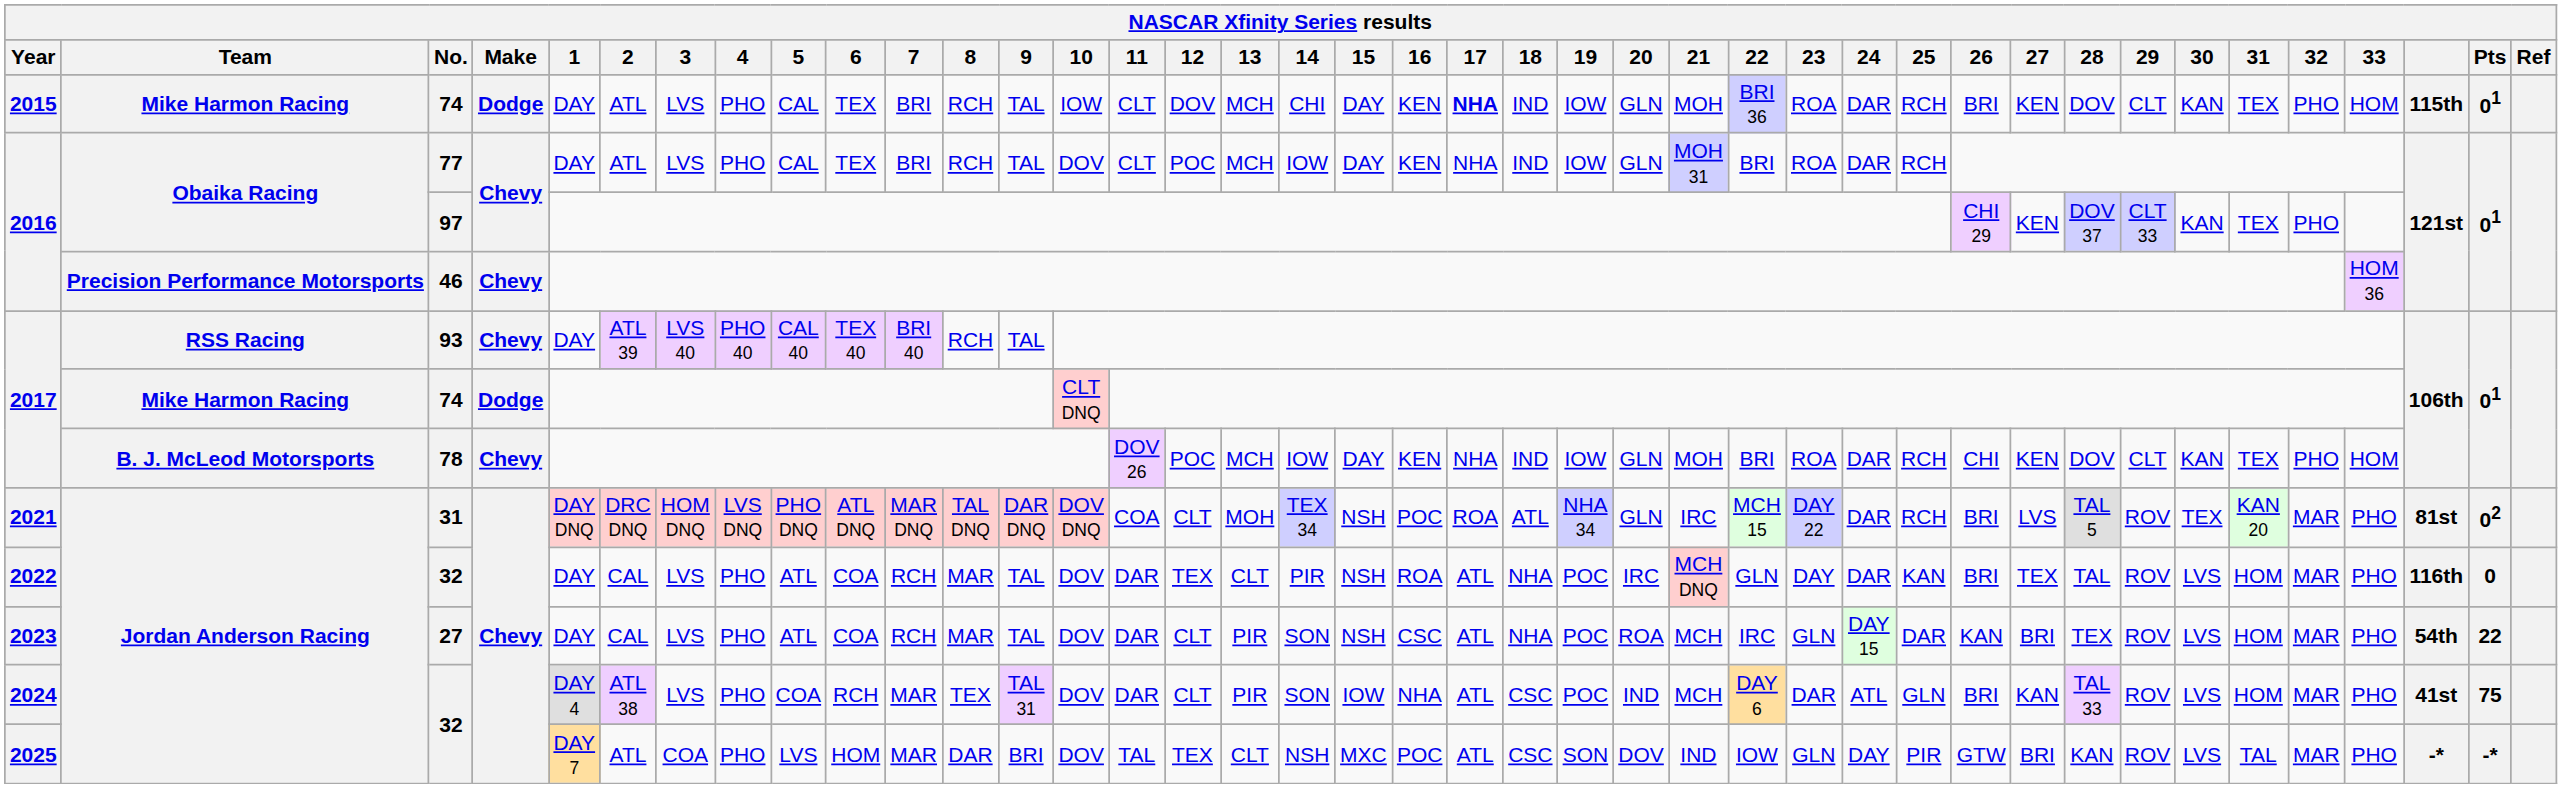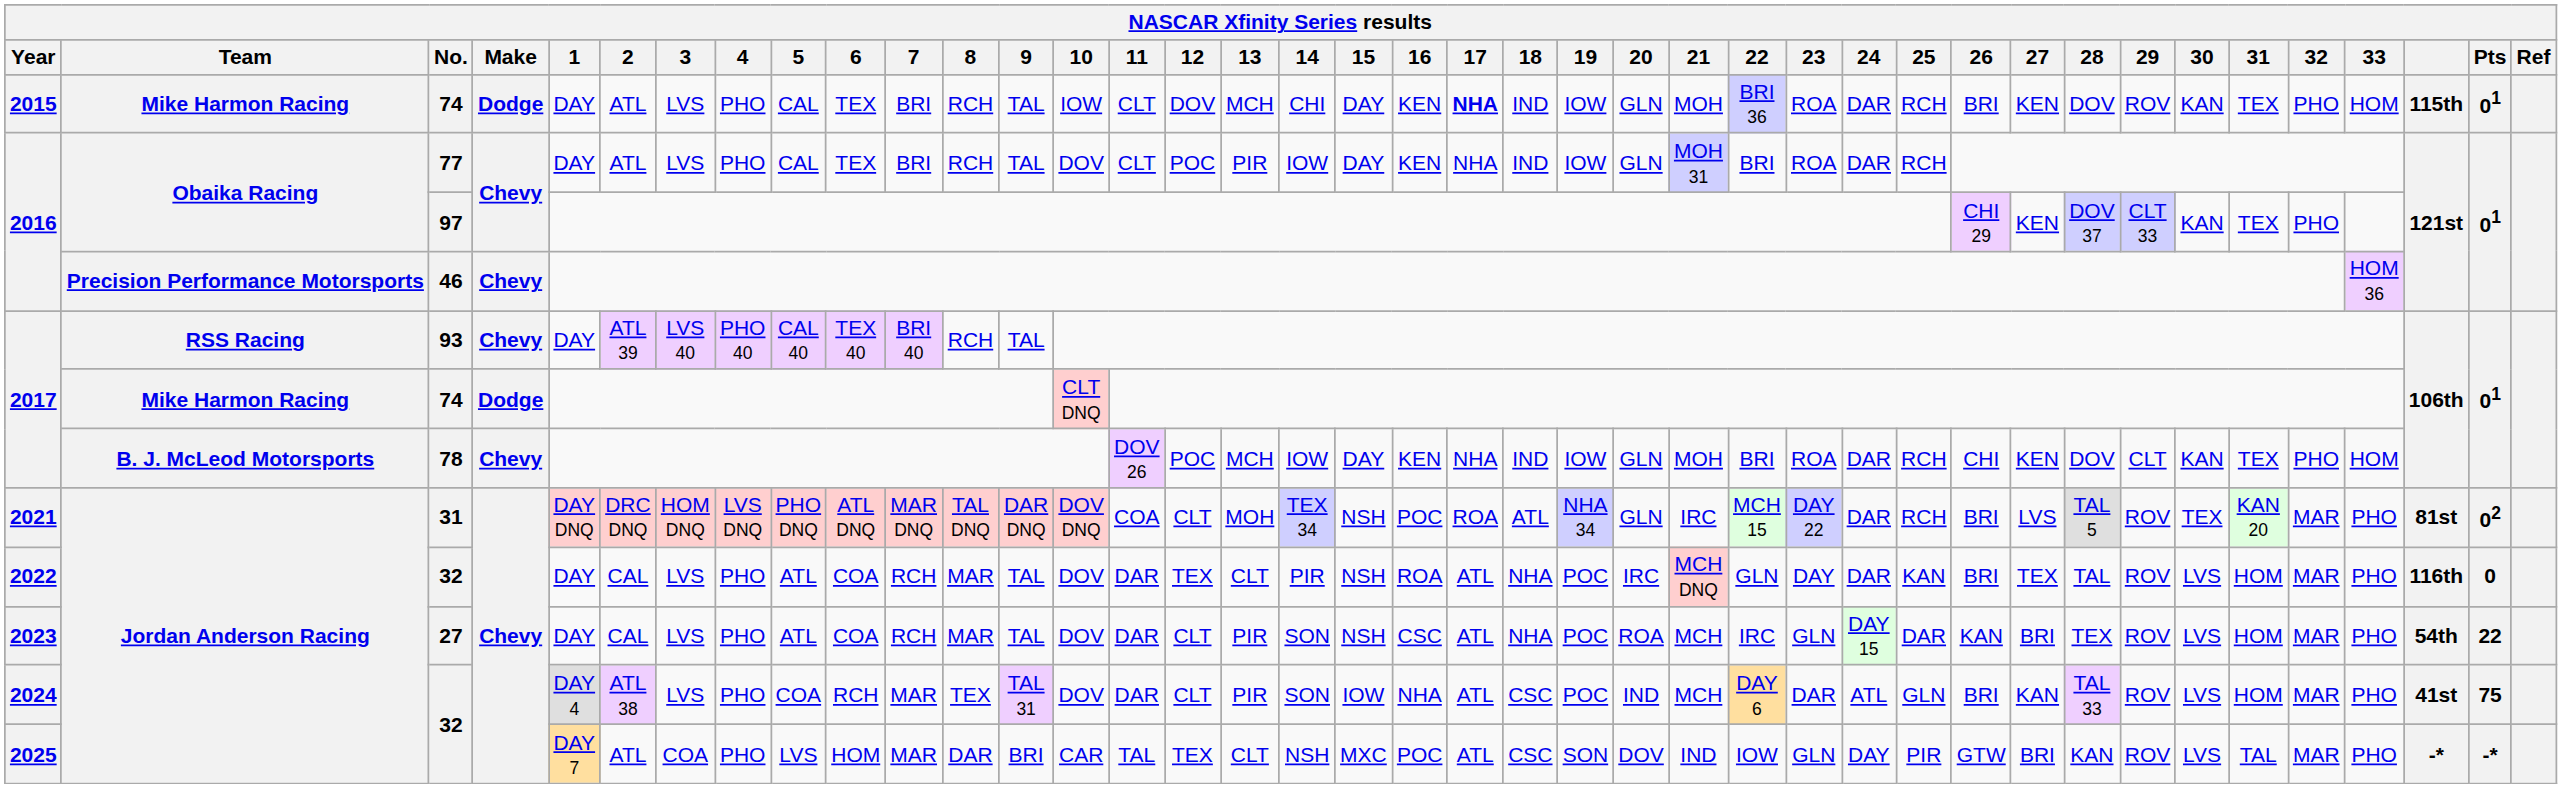(2148, 104) CLT -> (2148, 104) ROV
(1250, 163) MCH -> (1250, 163) PIR
(1081, 754) DOV -> (1081, 754) CAR
